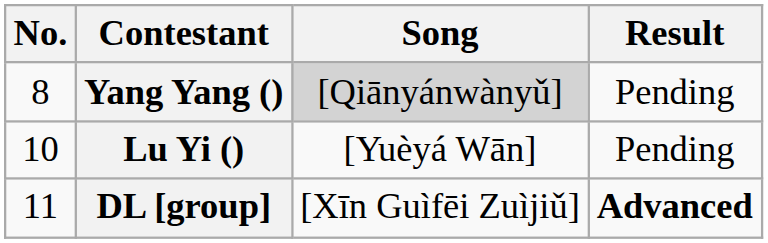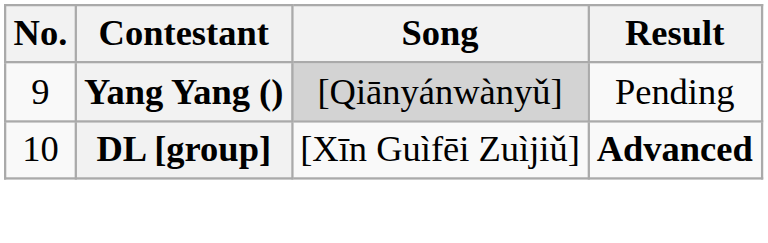(40, 91) 8 -> (40, 91) 9
- row: (184, 149)
(40, 206) 11 -> (40, 149) 10
